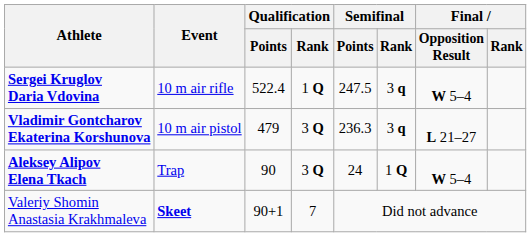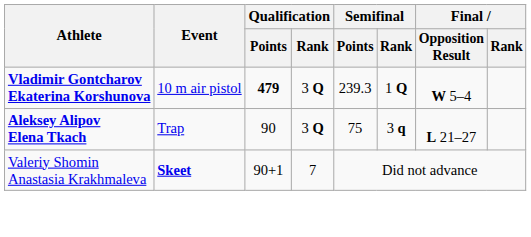- row: (55, 88)
(268, 129) normal -> (268, 88) bold
(355, 129) 236.3 -> (355, 88) 239.3
(396, 129) 3 q -> (396, 88) 1 Q
(451, 138) L 21–27 -> (451, 96) W 5–4
(355, 170) 24 -> (355, 129) 75
(396, 170) 1 Q -> (396, 129) 3 q
(451, 179) W 5–4 -> (451, 138) L 21–27
